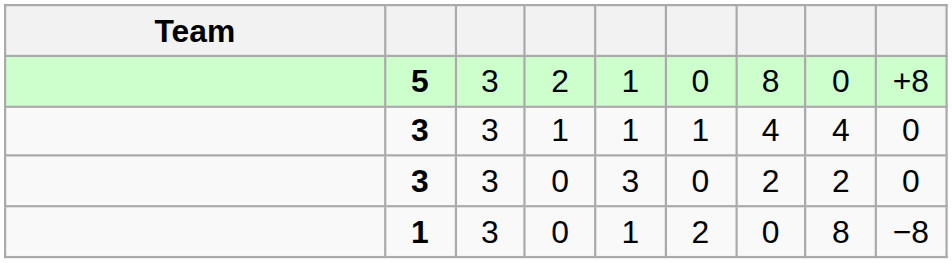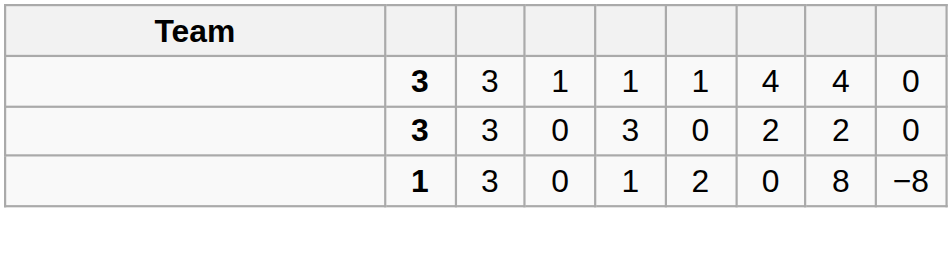- row: (420, 81)
